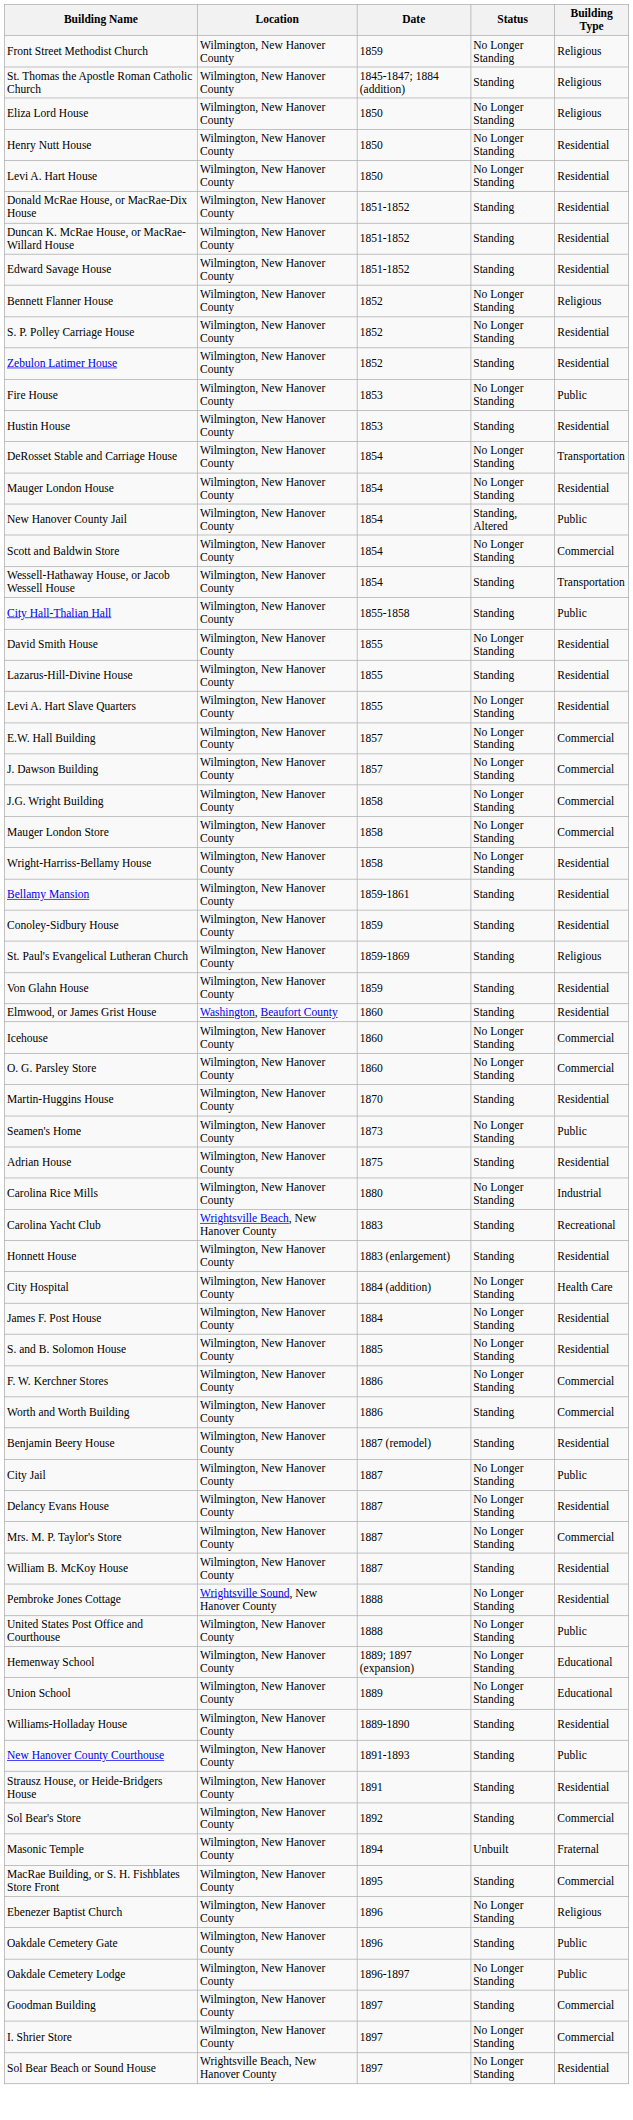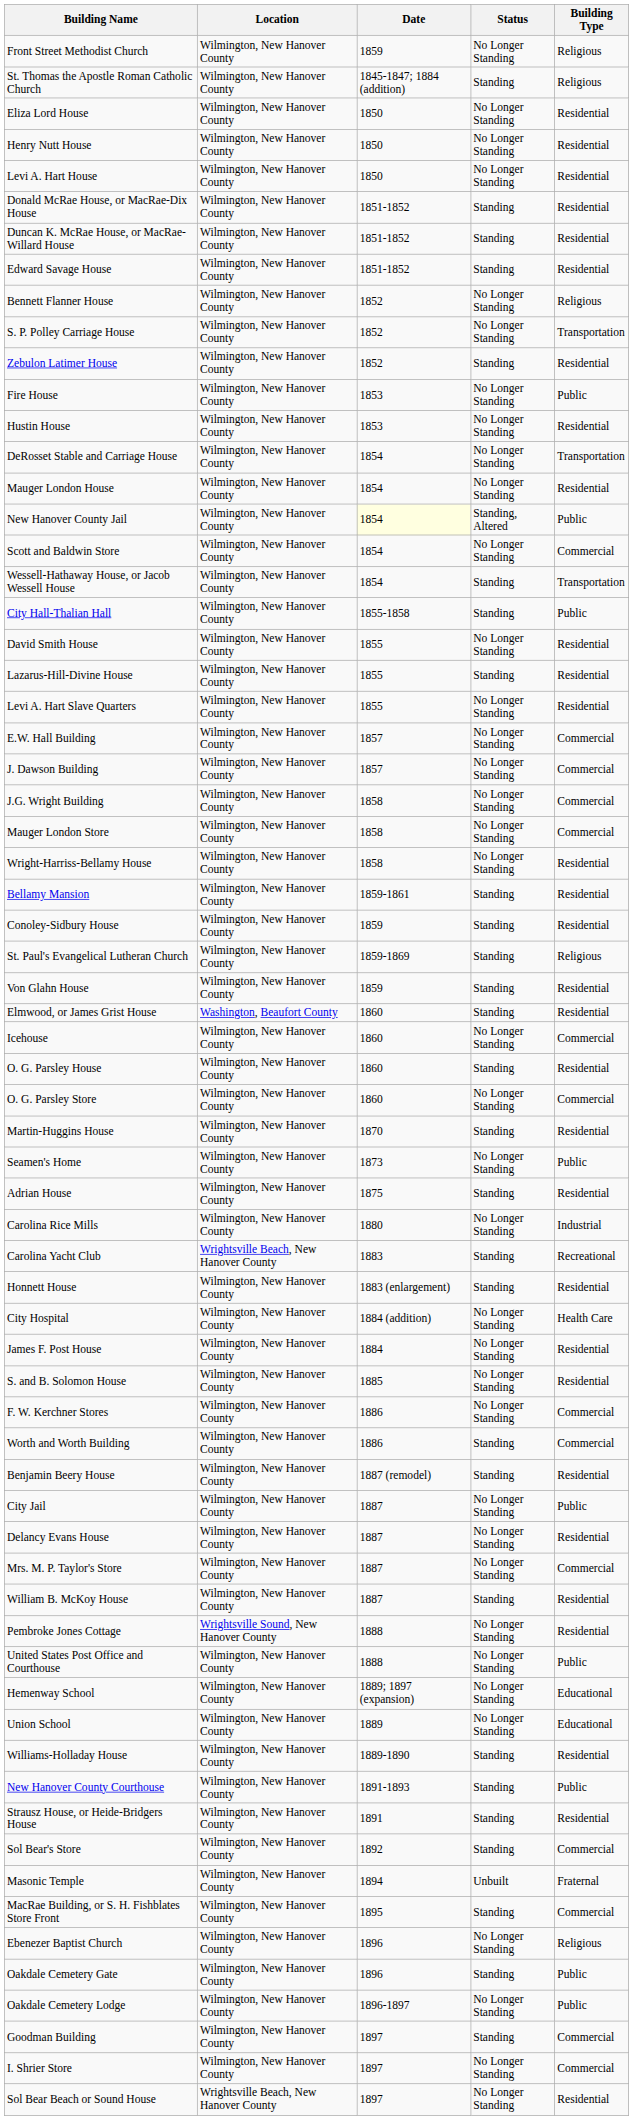(579, 113) Religious -> (583, 113) Residential
(583, 332) Residential -> (591, 332) Transportation
(494, 426) Standing -> (498, 426) No Longer Standing
(371, 519) no background -> (371, 519) lightyellow background
+ row: (54, 1068)
